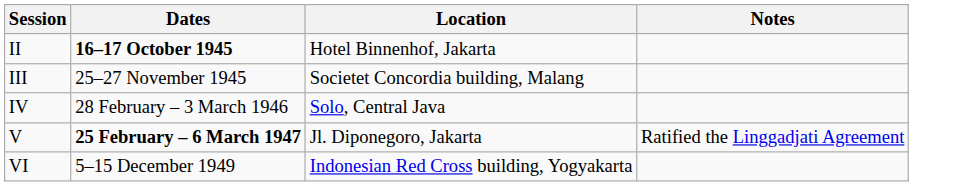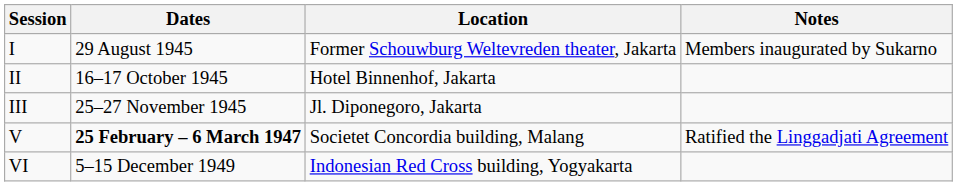+ row: (12, 48)
(154, 48) bold -> (151, 78) normal
(447, 78) Societet Concordia building, Malang -> (396, 107) Jl. Diponegoro, Jakarta
- row: (19, 107)
(396, 136) Jl. Diponegoro, Jakarta -> (447, 136) Societet Concordia building, Malang
